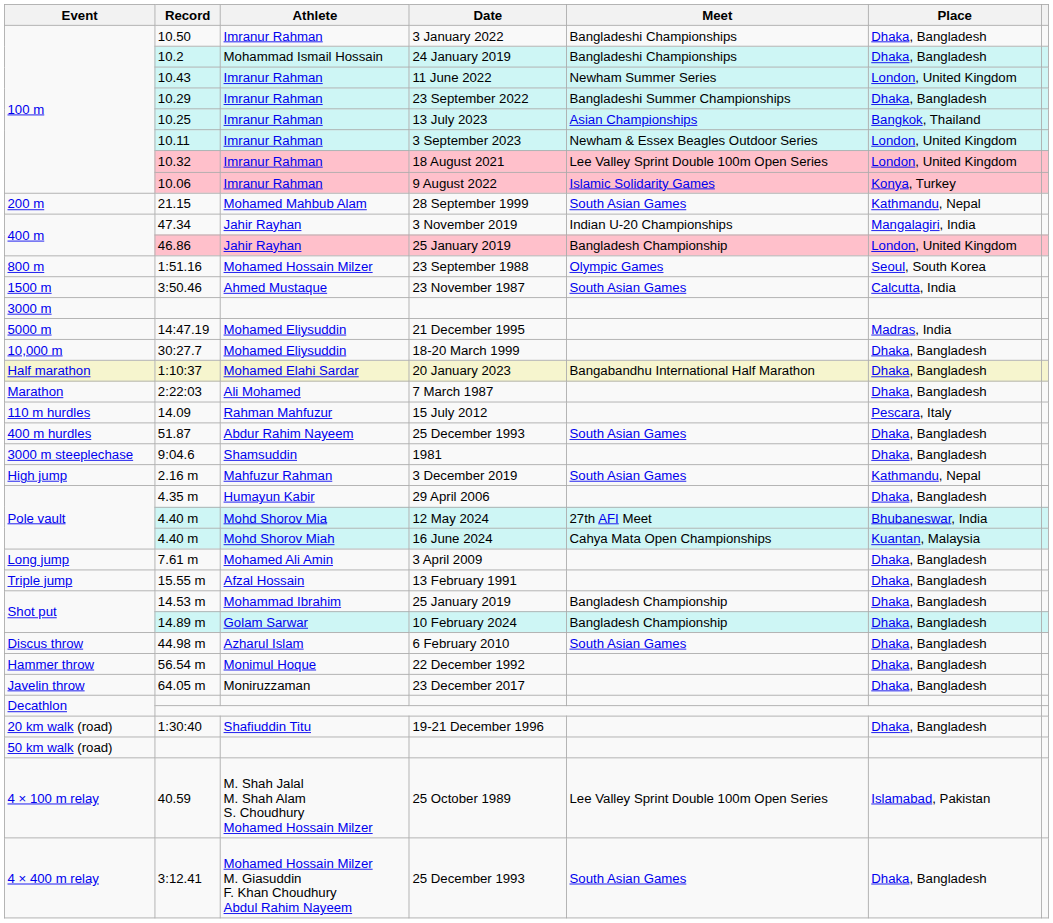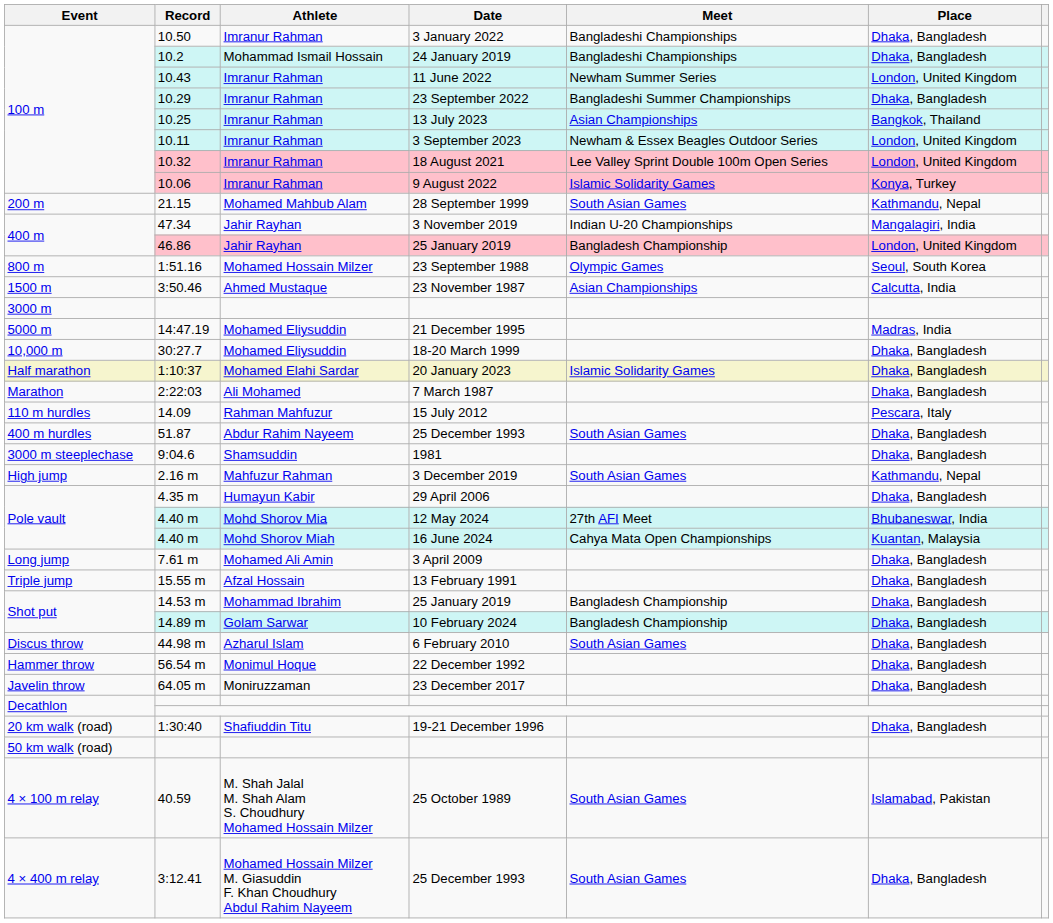(628, 287) South Asian Games -> (633, 287) Asian Championships
(692, 371) Bangabandhu International Half Marathon -> (642, 371) Islamic Solidarity Games
(699, 798) Lee Valley Sprint Double 100m Open Series -> (628, 798) South Asian Games
